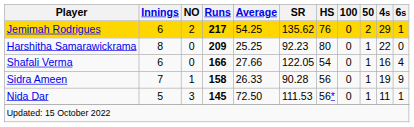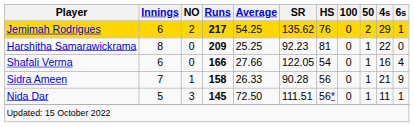(325, 46) 80 -> (325, 46) 81
(385, 79) 19 -> (385, 79) 21
(297, 96) 111.53 -> (297, 96) 111.51
